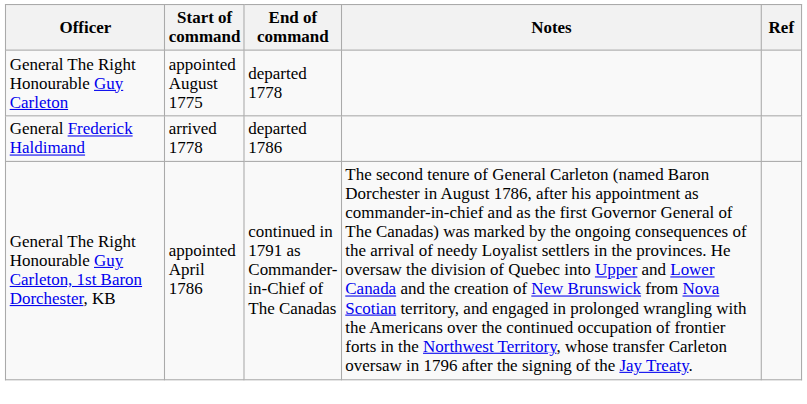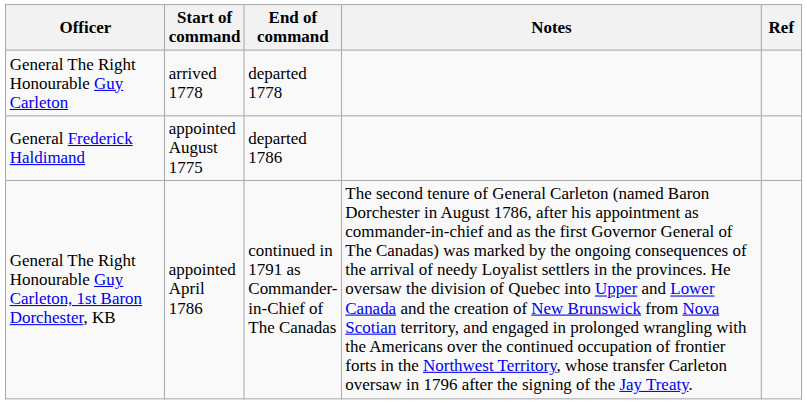(202, 83) appointed August 1775 -> (193, 83) arrived 1778
(193, 138) arrived 1778 -> (202, 148) appointed August 1775
